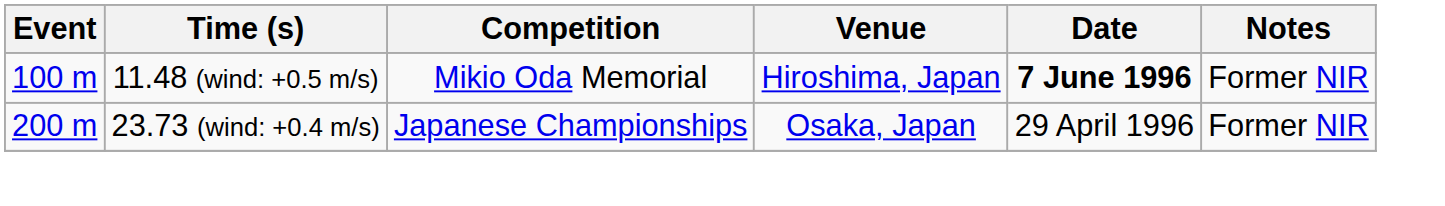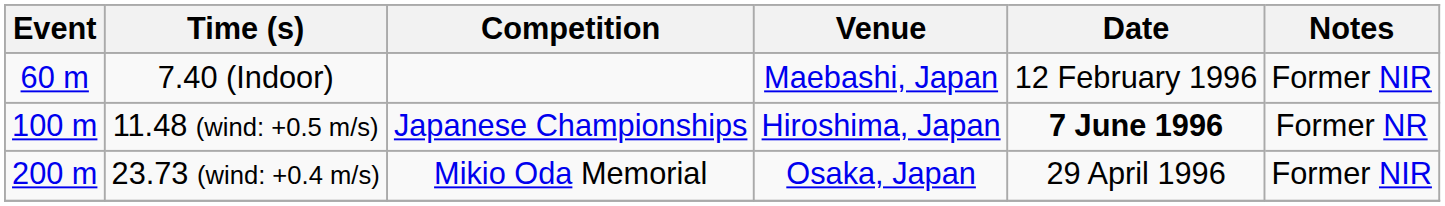+ row: (246, 77)
(571, 77) Mikio Oda Memorial -> (571, 126) Japanese Championships
(1289, 77) Former NIR -> (1352, 126) Former NR
(571, 126) Japanese Championships -> (571, 175) Mikio Oda Memorial
